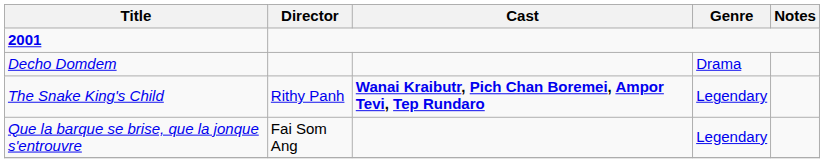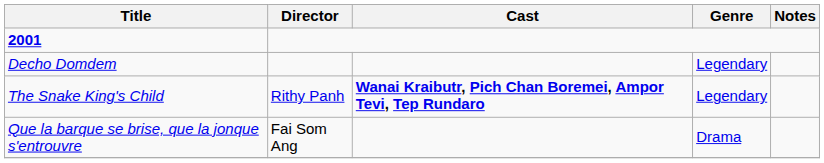(719, 64) Drama -> (732, 64) Legendary
(732, 137) Legendary -> (719, 137) Drama
